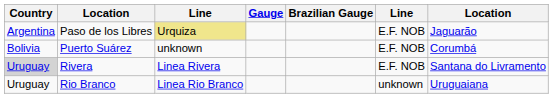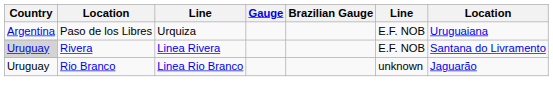(177, 31) khaki background -> (177, 31) no background
(453, 31) Jaguarão -> (459, 31) Uruguaiana
- row: (96, 48)
(459, 84) Uruguaiana -> (453, 66) Jaguarão
